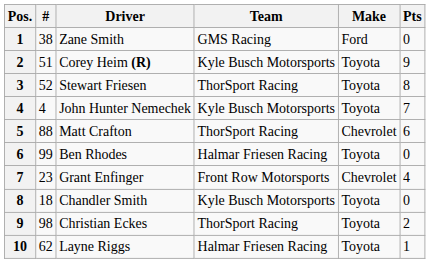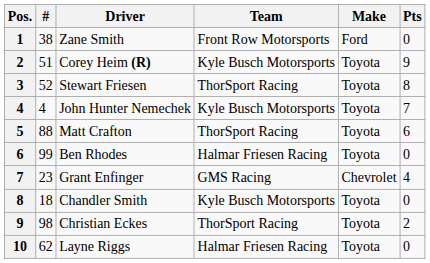(234, 39) GMS Racing -> (264, 39) Front Row Motorsports
(369, 131) Chevrolet -> (361, 131) Toyota
(264, 177) Front Row Motorsports -> (234, 177) GMS Racing
(407, 246) 1 -> (407, 246) 0
